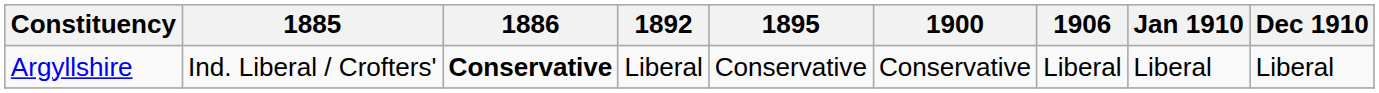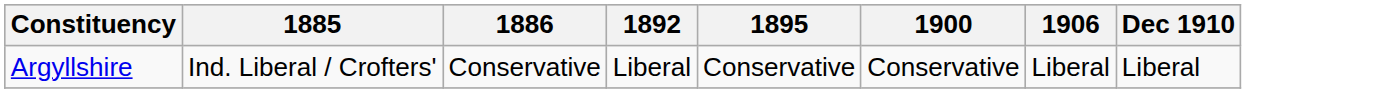- column: (1189, 25)
(530, 66) bold -> (525, 66) normal
